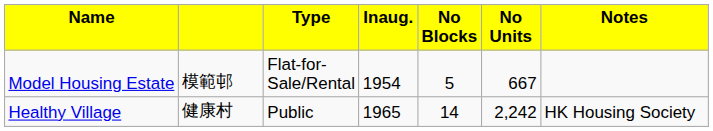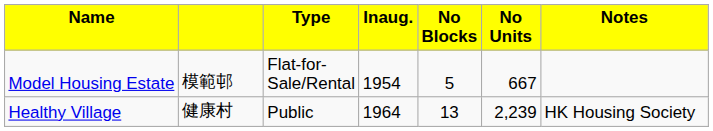(382, 113) 1965 -> (382, 113) 1964
(449, 113) 14 -> (449, 113) 13
(515, 113) 2,242 -> (515, 113) 2,239
